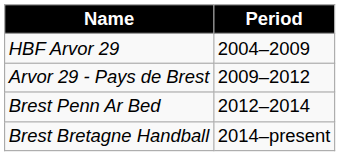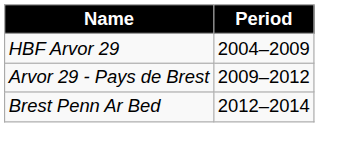- row: (109, 135)
